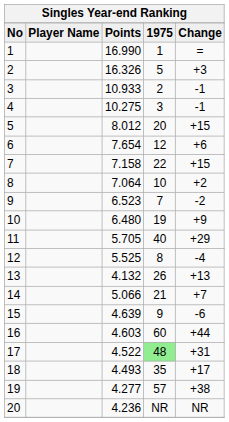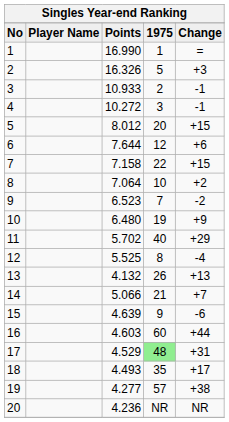(123, 107) 10.275 -> (123, 107) 10.272
(126, 145) 7.654 -> (126, 145) 7.644
(126, 239) 5.705 -> (126, 239) 5.702
(126, 351) 4.522 -> (126, 351) 4.529
